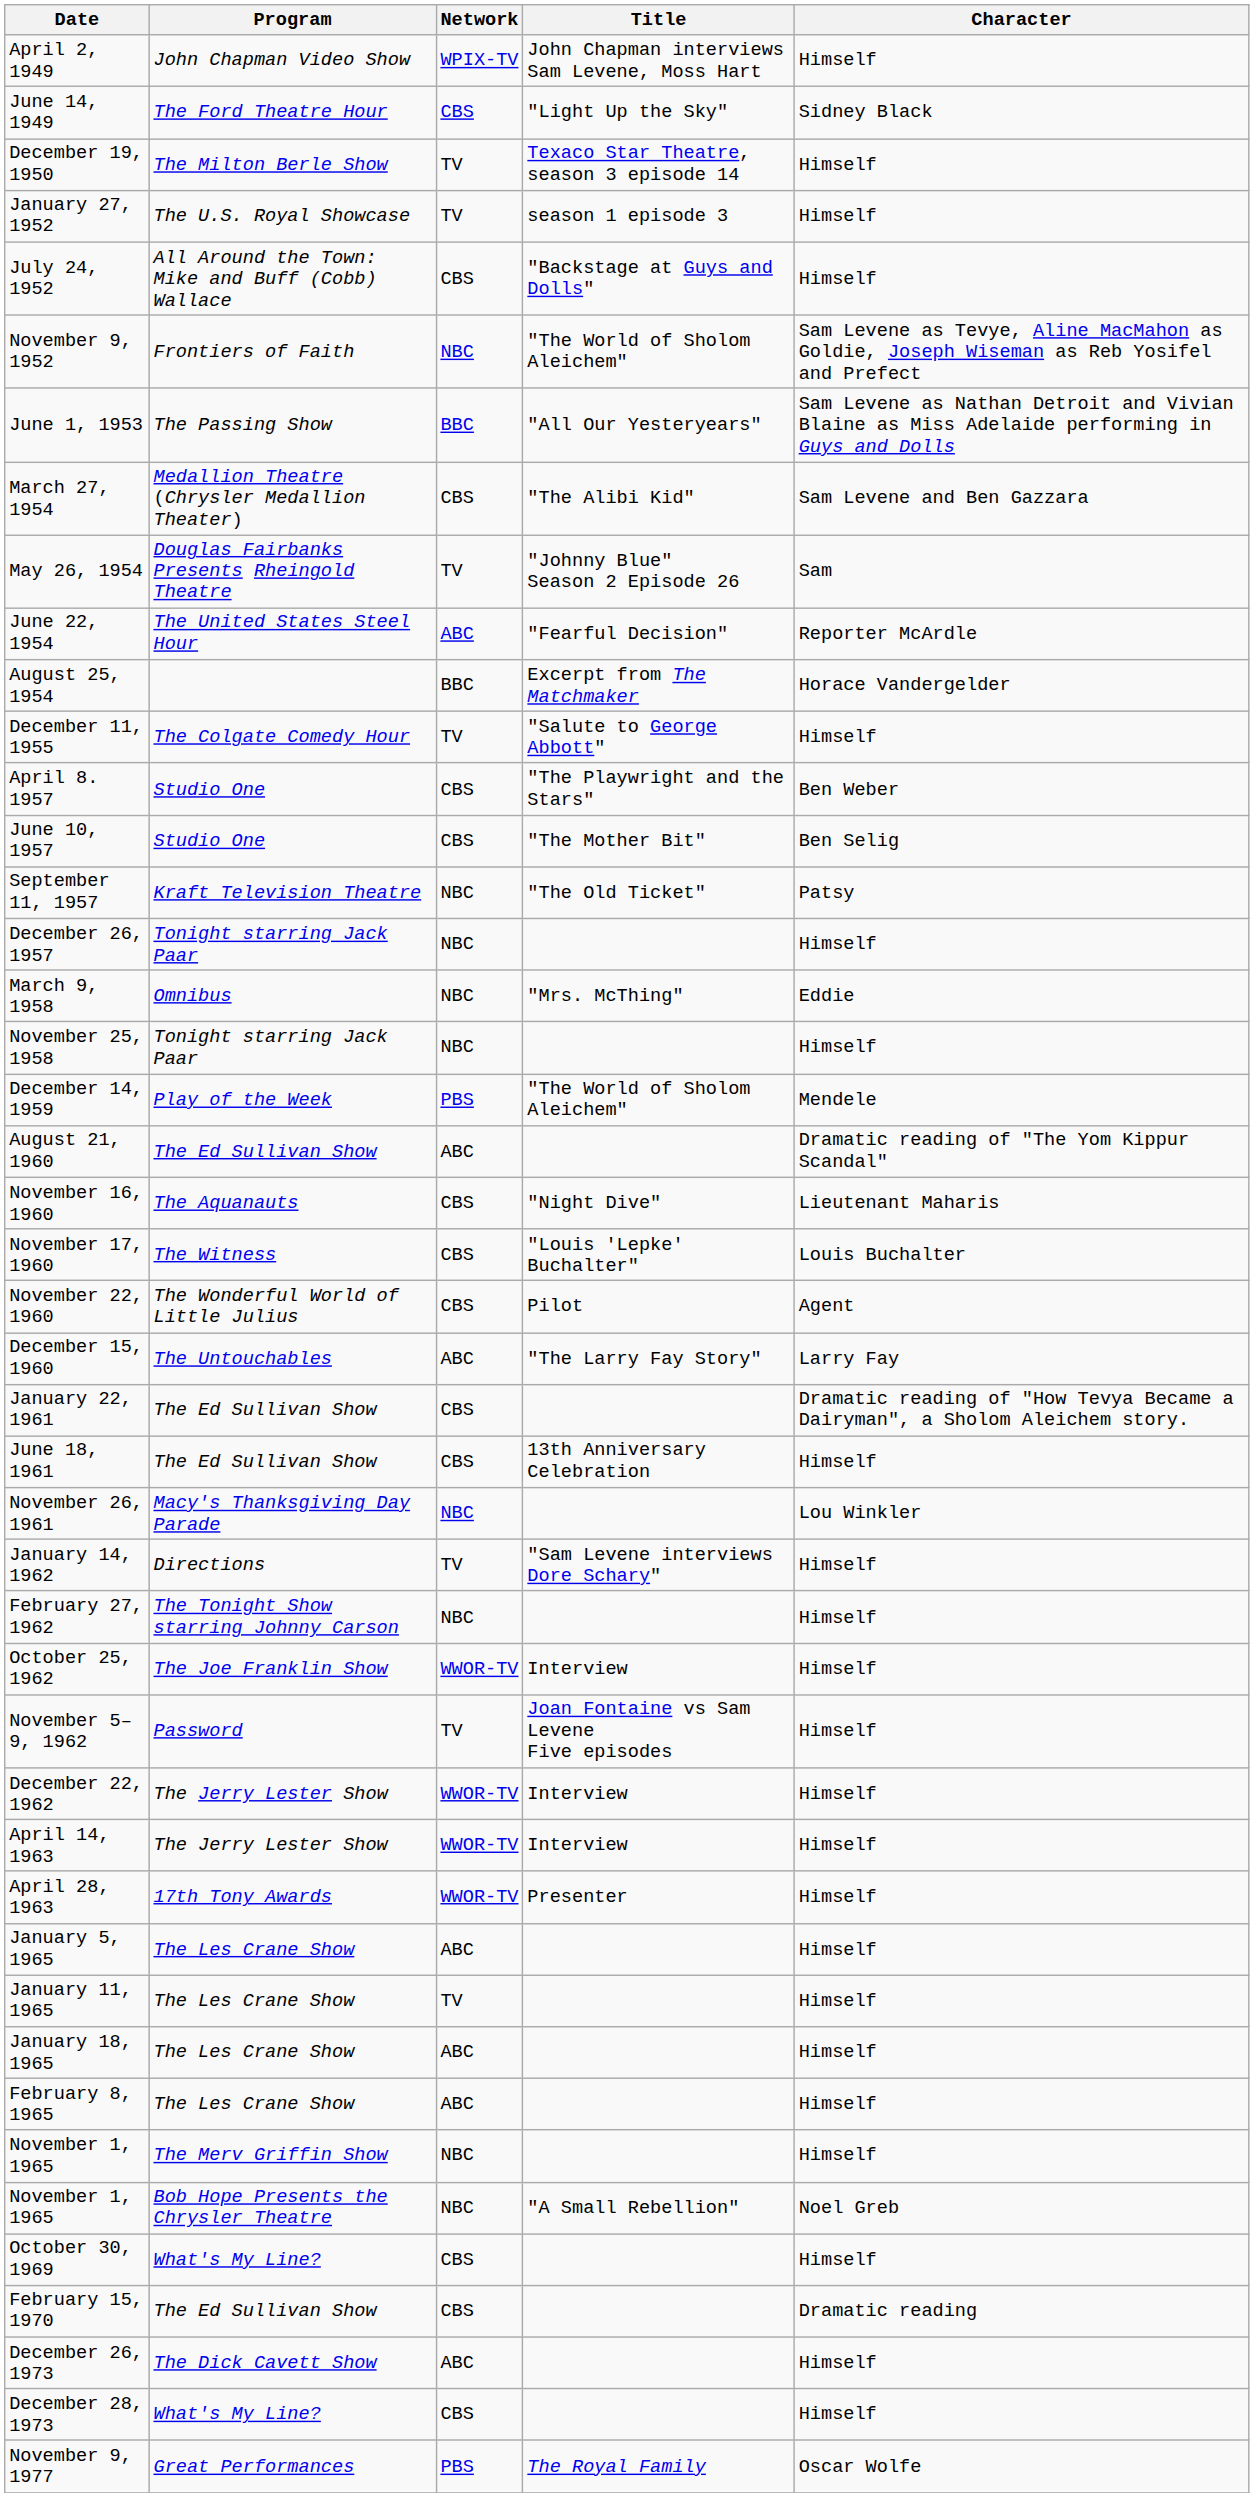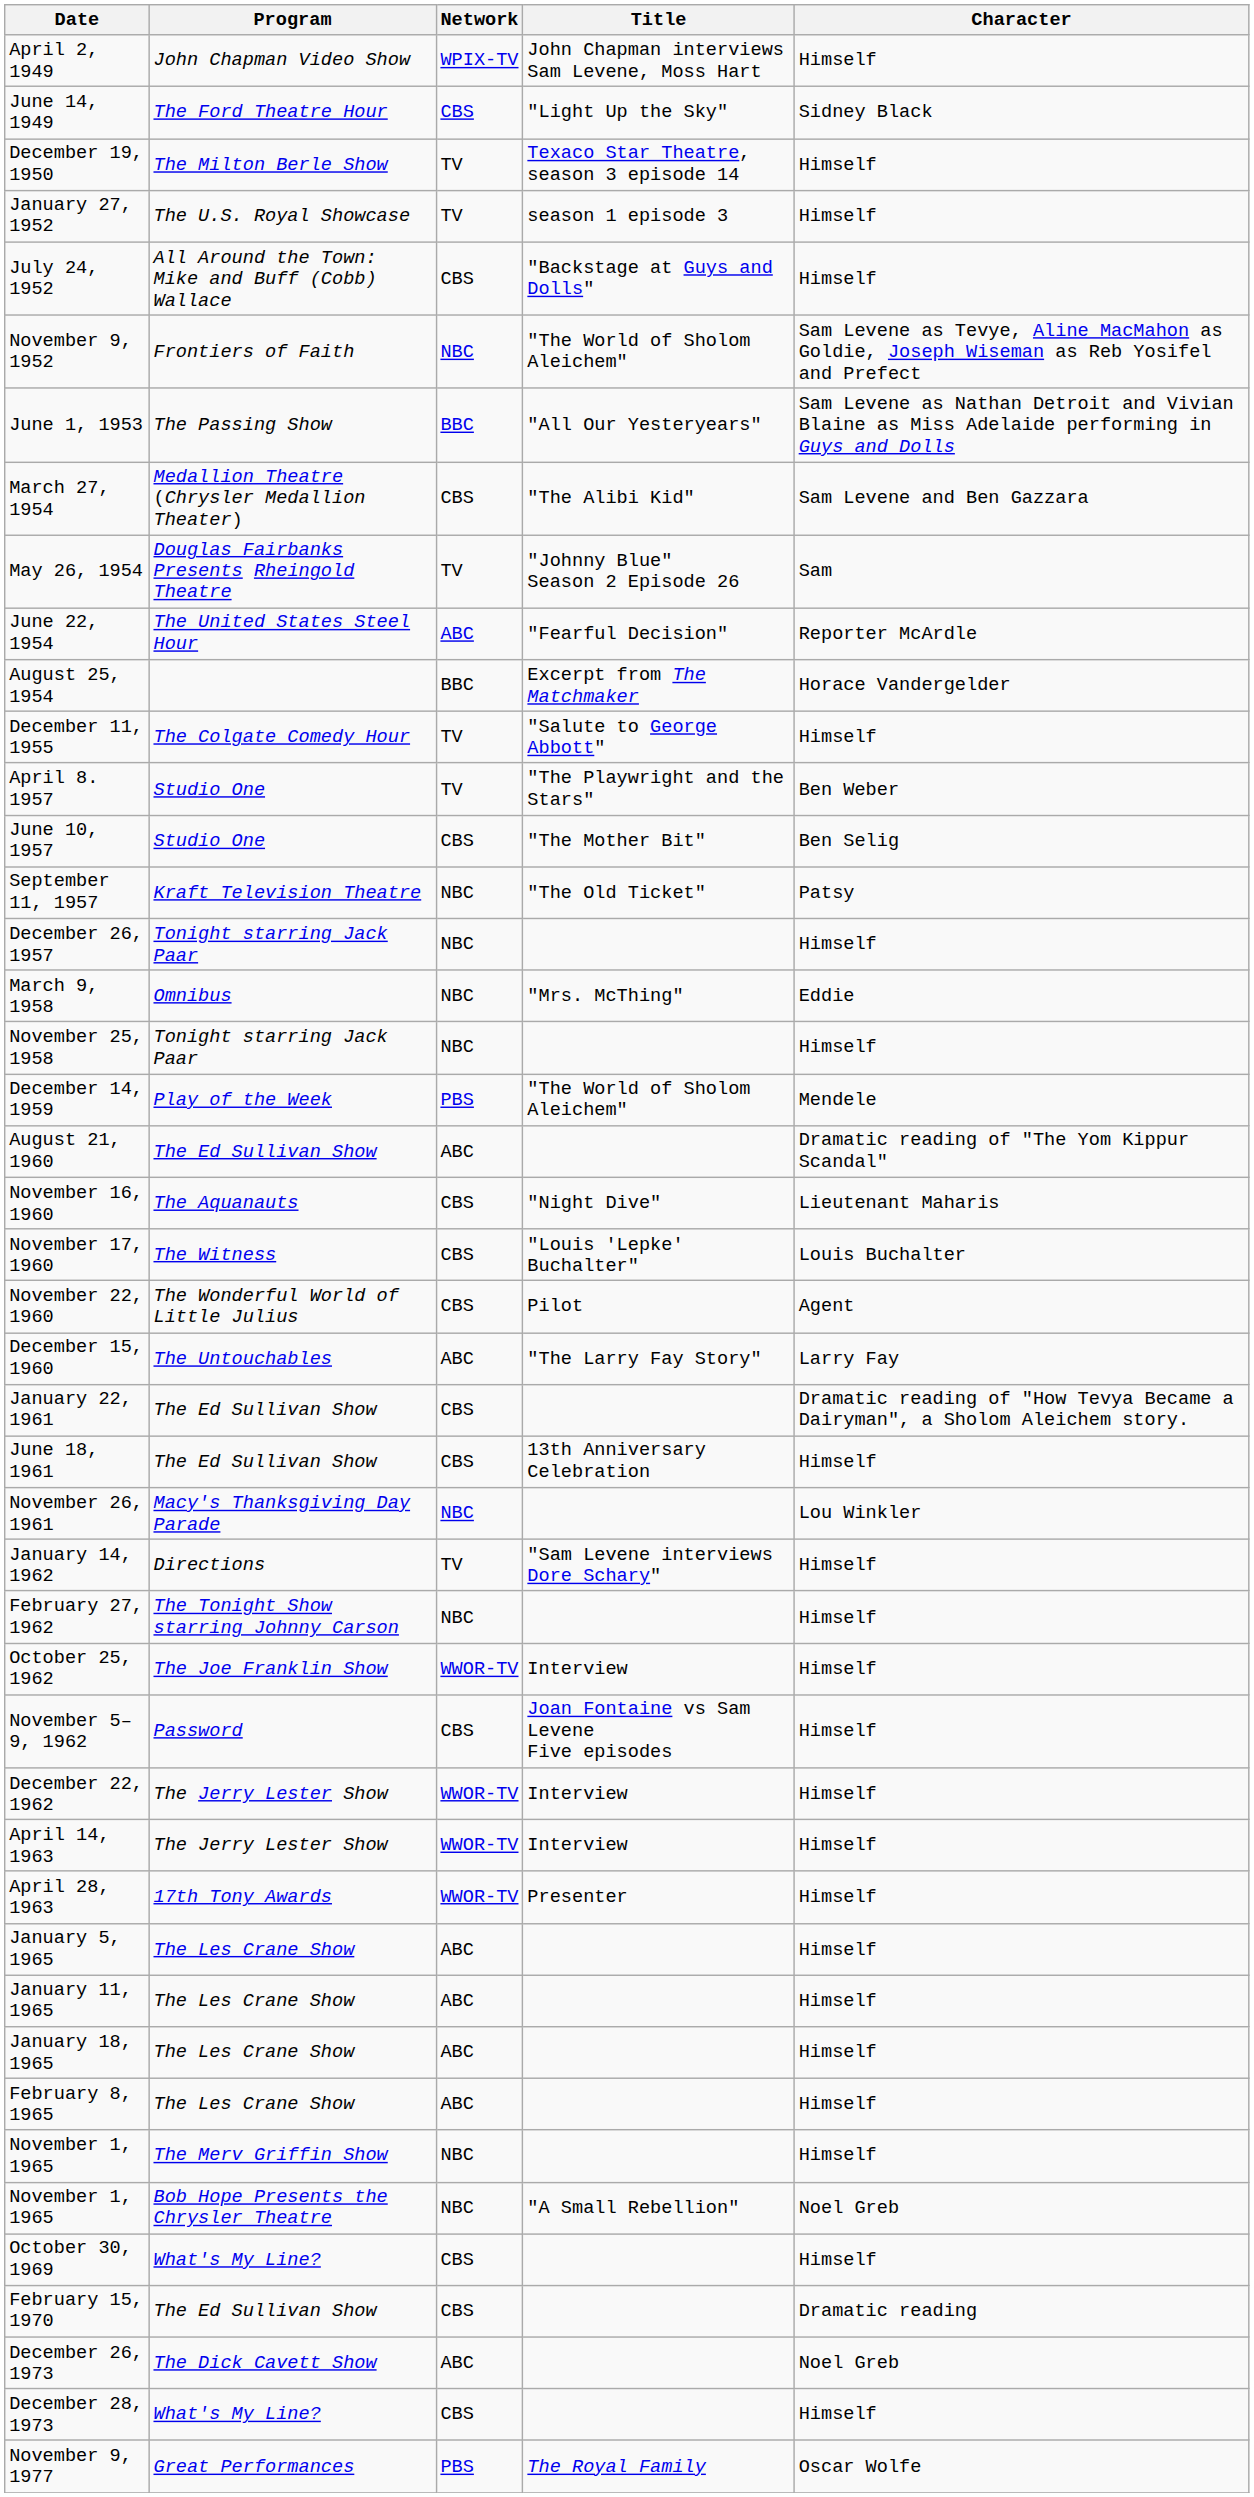(457, 789) CBS -> (452, 789) TV
(452, 1731) TV -> (457, 1731) CBS
(452, 2001) TV -> (457, 2001) ABC
(838, 2363) Himself -> (849, 2363) Noel Greb
